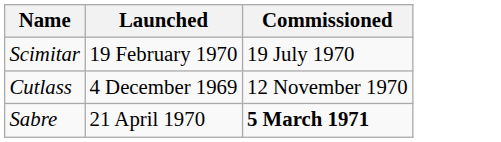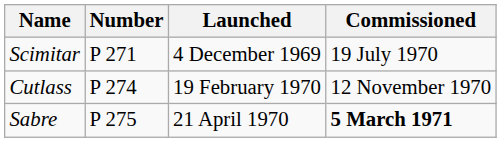+ column: (126, 20)
(163, 53) 19 February 1970 -> (247, 53) 4 December 1969
(163, 86) 4 December 1969 -> (247, 86) 19 February 1970
